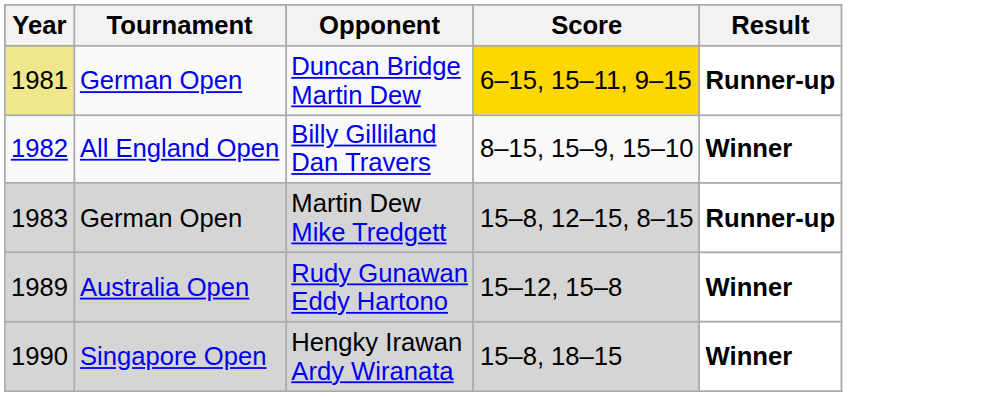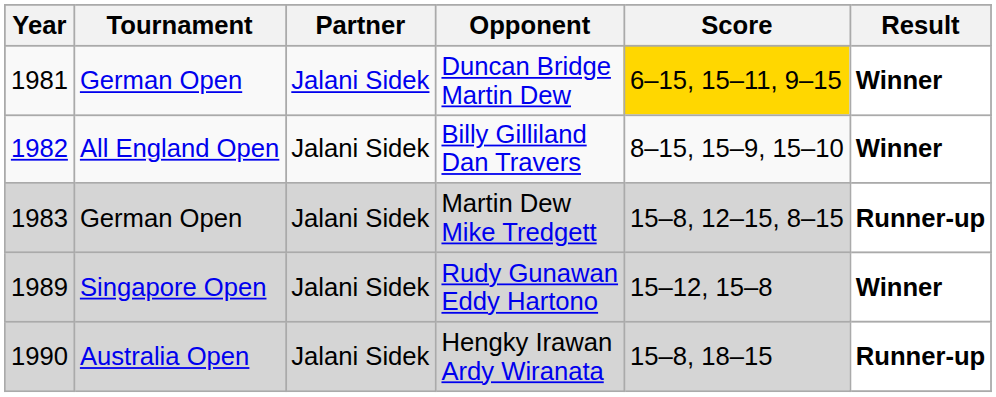+ column: (360, 26)
(39, 80) khaki background -> (39, 80) no background
(770, 80) Runner-up -> (899, 80) Winner
(165, 287) Australia Open -> (173, 287) Singapore Open
(173, 356) Singapore Open -> (165, 356) Australia Open
(749, 356) Winner -> (921, 356) Runner-up
